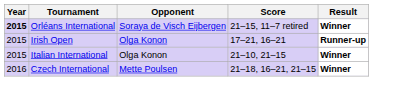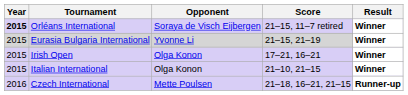+ row: (90, 41)
(343, 41) Runner-up -> (370, 55) Winner
(336, 69) Winner -> (378, 84) Runner-up
